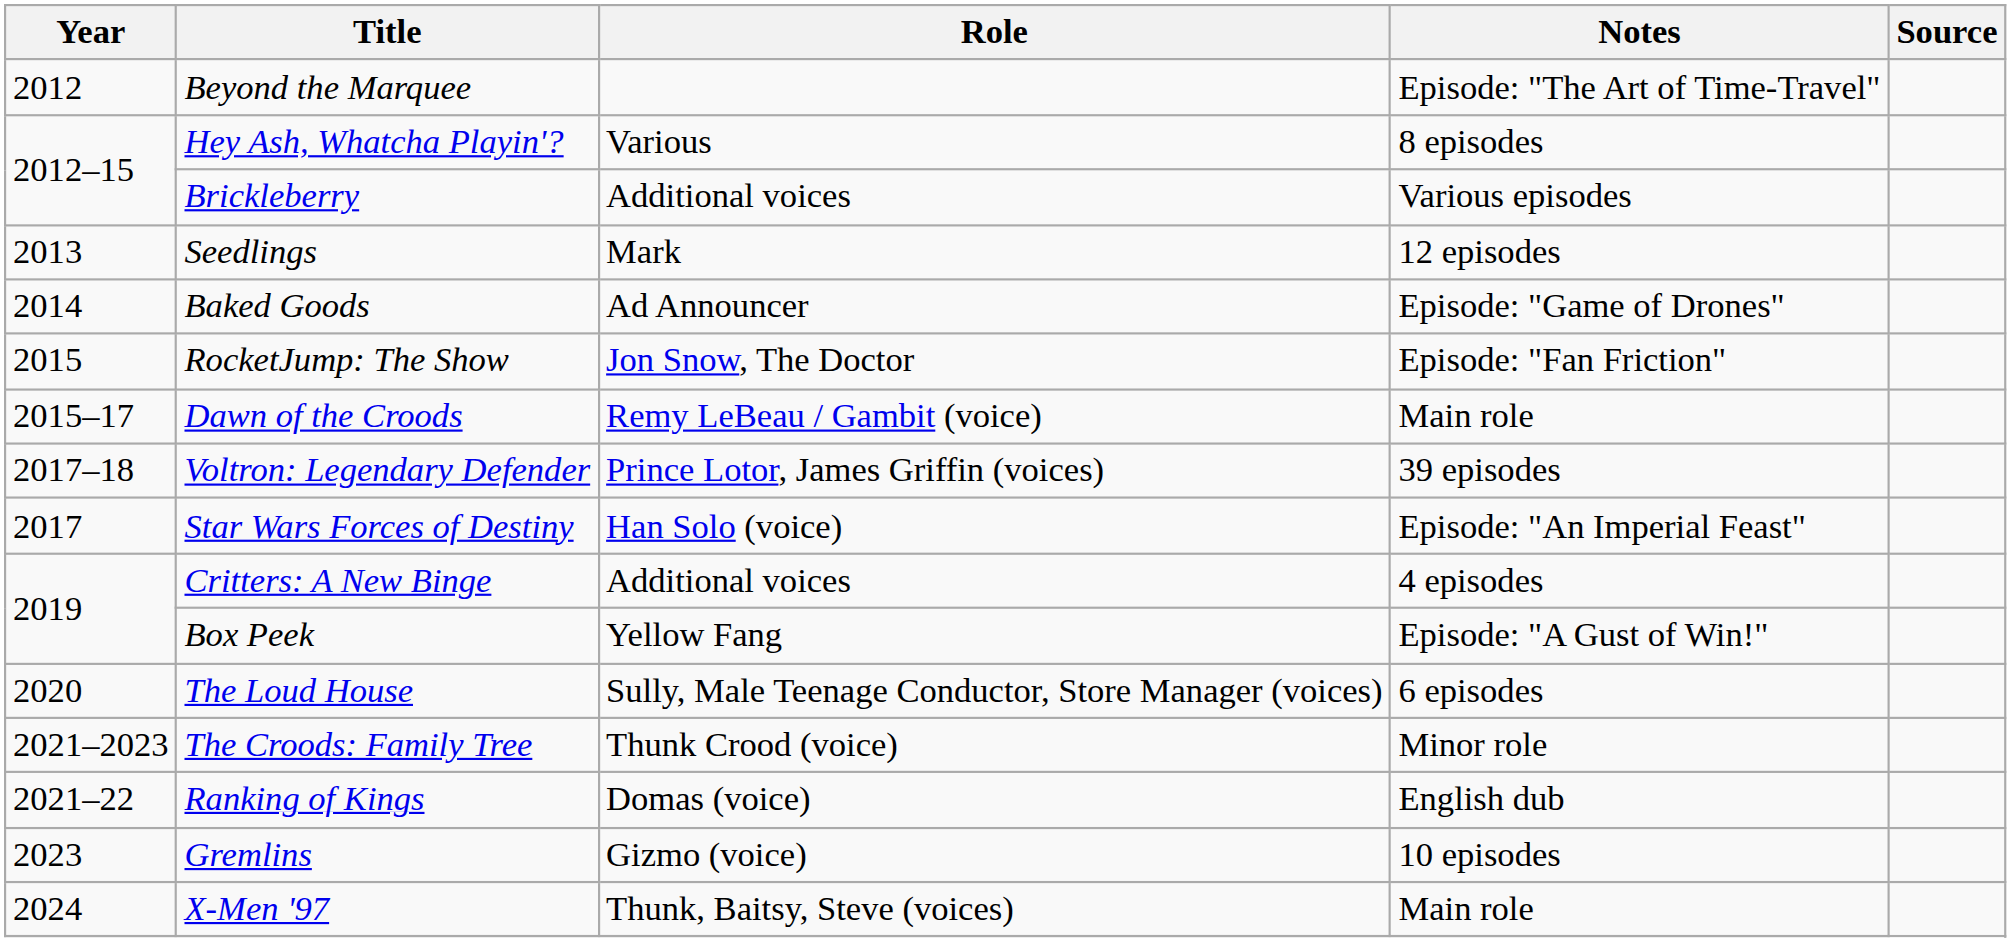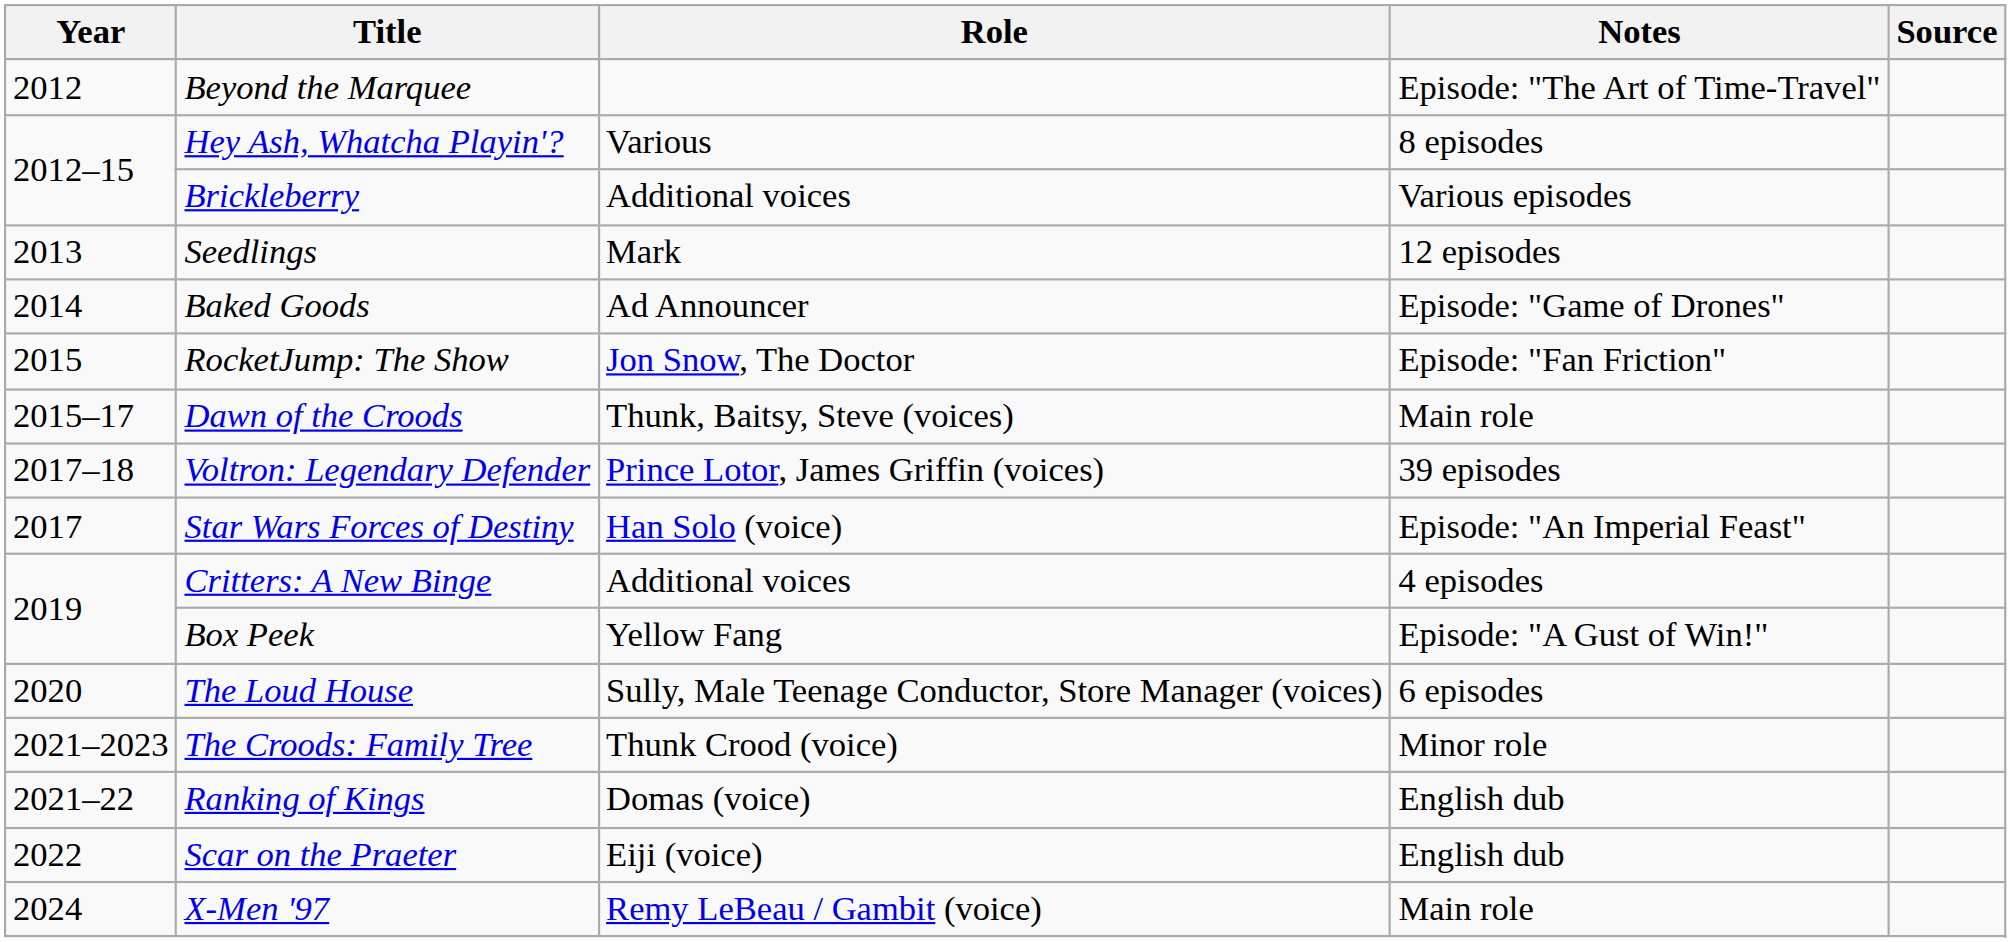(824, 415) Remy LeBeau / Gambit (voice) -> (810, 415) Thunk, Baitsy, Steve (voices)
- row: (248, 854)
+ row: (320, 854)
(810, 908) Thunk, Baitsy, Steve (voices) -> (824, 908) Remy LeBeau / Gambit (voice)
